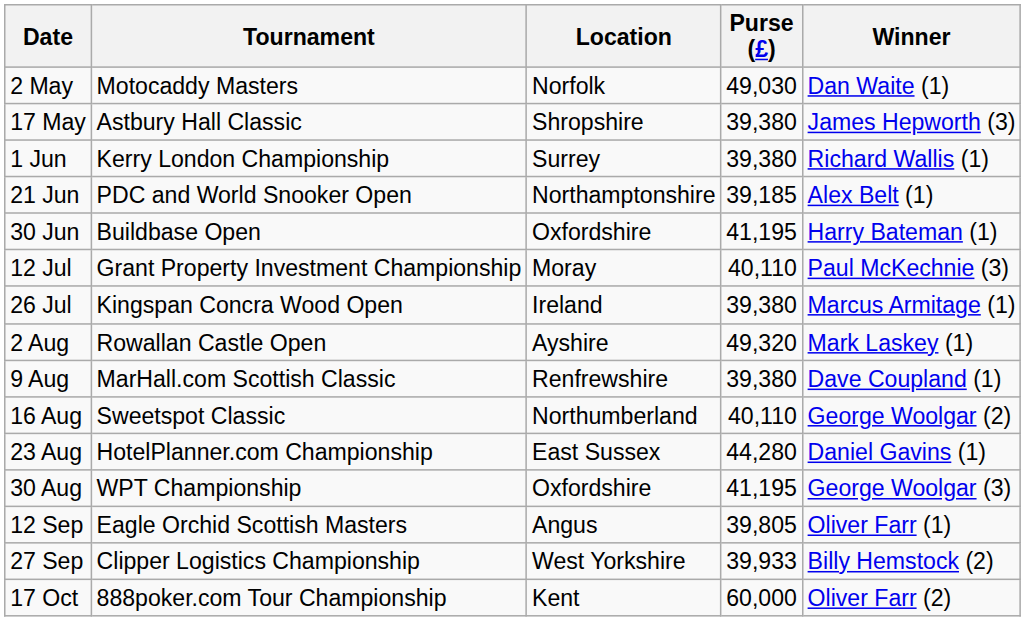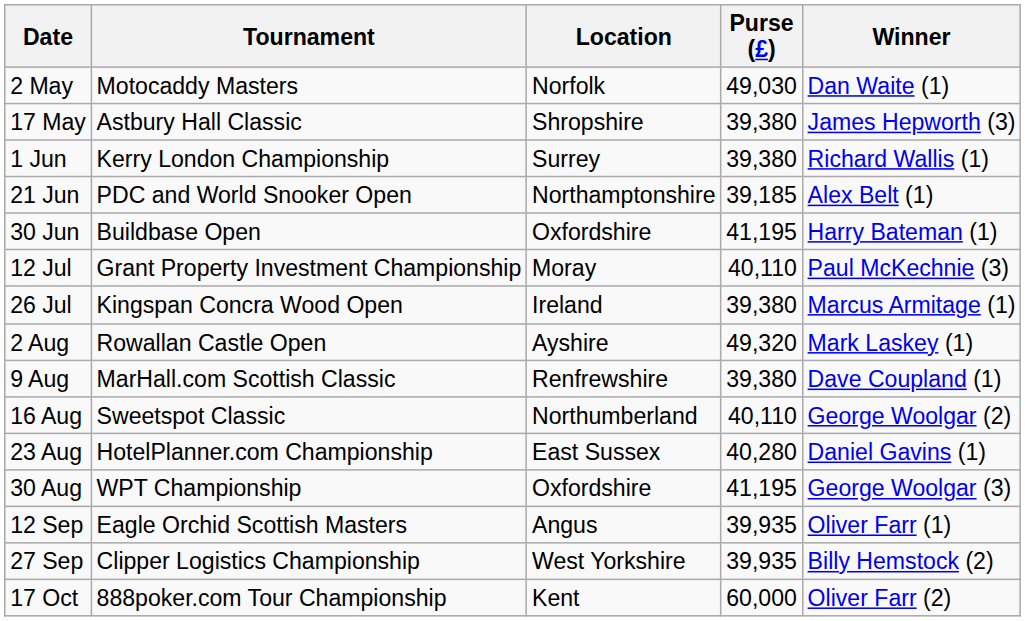(762, 451) 44,280 -> (762, 451) 40,280
(762, 525) 39,805 -> (762, 525) 39,935
(762, 561) 39,933 -> (762, 561) 39,935
